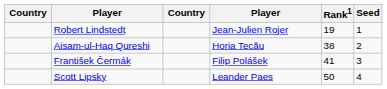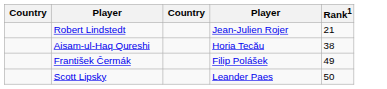- column: (368, 13)
(329, 30) 19 -> (329, 30) 21
(329, 61) 41 -> (329, 61) 49
